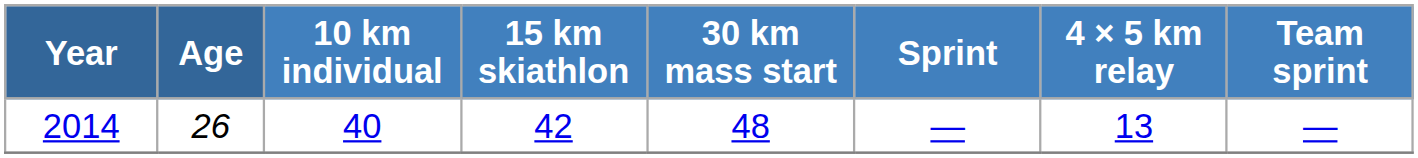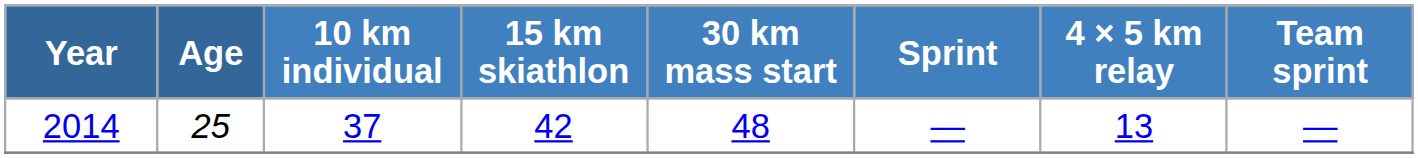(211, 126) 26 -> (211, 126) 25
(362, 126) 40 -> (362, 126) 37
